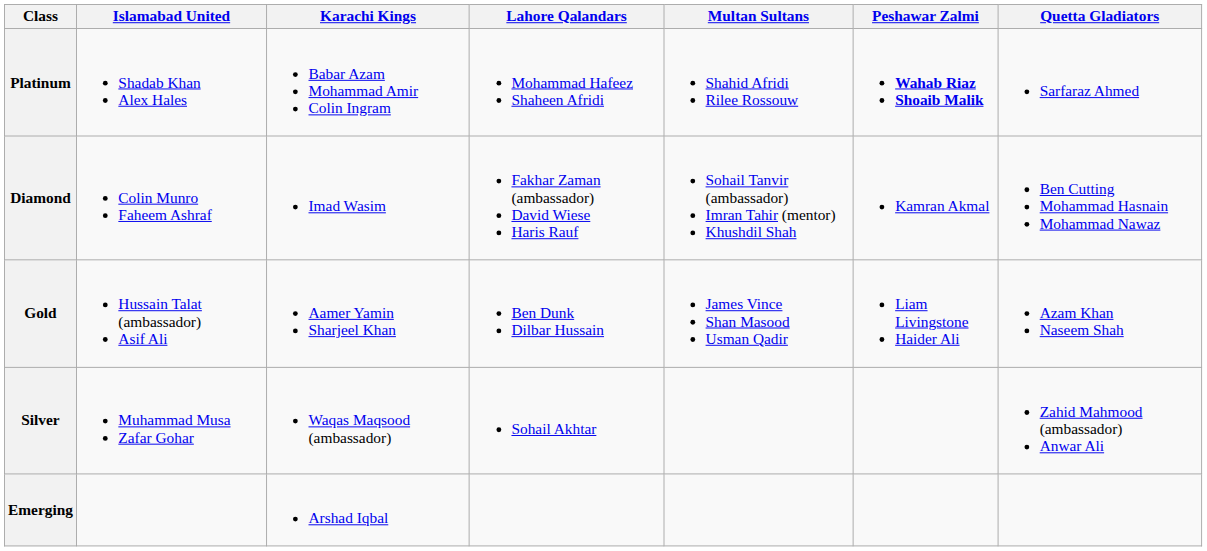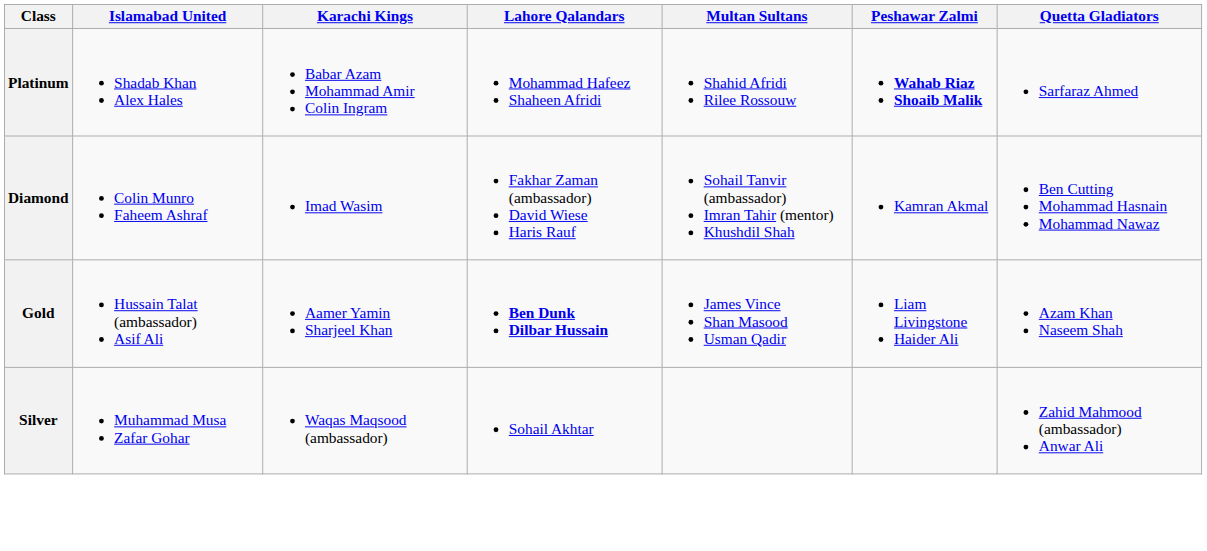(567, 322) normal -> (564, 322) bold
- row: (40, 509)
